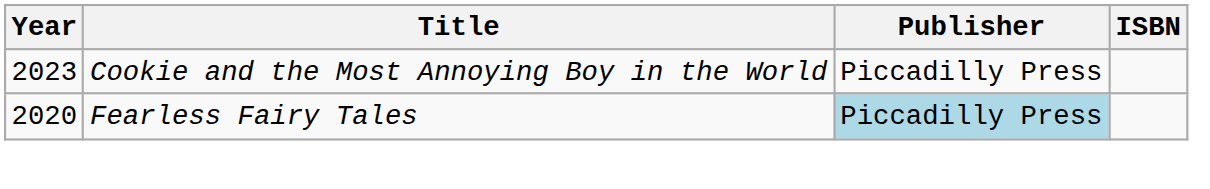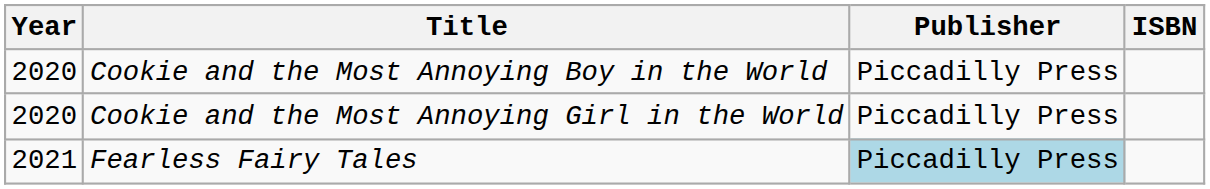(44, 72) 2023 -> (44, 72) 2020
+ row: (467, 116)
(44, 116) 2020 -> (44, 161) 2021
